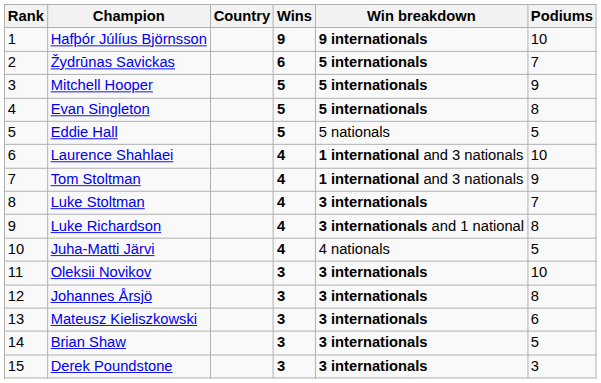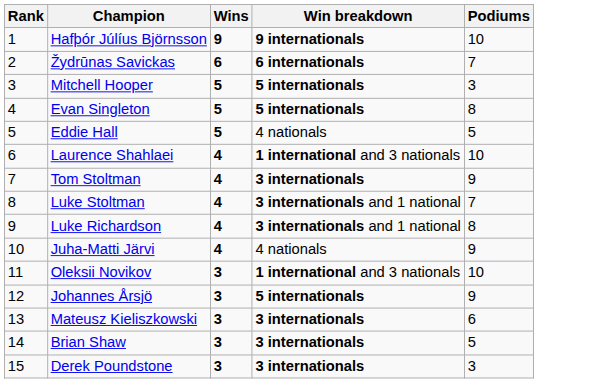- column: (242, 16)
(373, 62) 5 internationals -> (310, 62) 6 internationals
(535, 86) 9 -> (472, 86) 3
(354, 132) 5 nationals -> (291, 132) 4 nationals
(421, 179) 1 international and 3 nationals -> (310, 179) 3 internationals
(373, 202) 3 internationals -> (358, 202) 3 internationals and 1 national
(535, 249) 5 -> (472, 249) 9
(373, 272) 3 internationals -> (358, 272) 1 international and 3 nationals
(373, 296) 3 internationals -> (310, 296) 5 internationals
(535, 296) 8 -> (472, 296) 9
